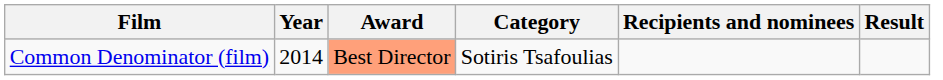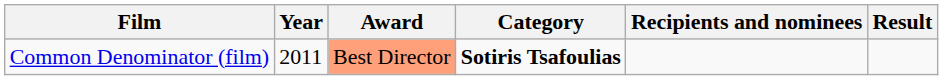(301, 56) 2014 -> (301, 56) 2011
(537, 56) normal -> (541, 56) bold
